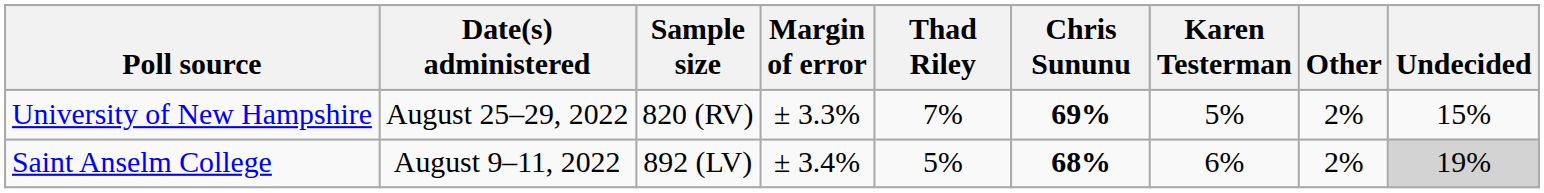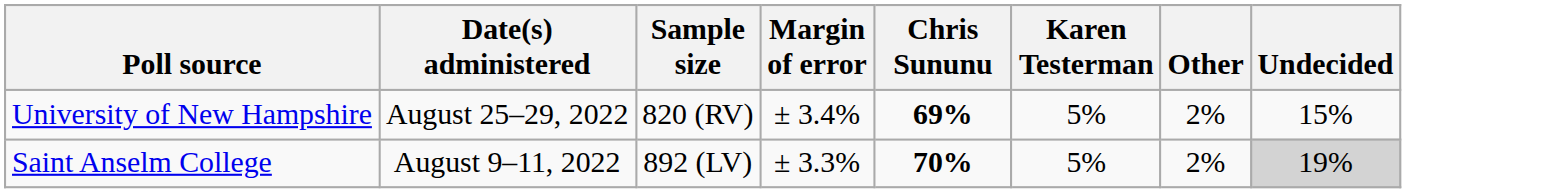- column: (943, 47)
(817, 113) ± 3.3% -> (817, 113) ± 3.4%
(817, 162) ± 3.4% -> (817, 162) ± 3.3%
(1081, 162) 68% -> (943, 162) 70%
(1224, 162) 6% -> (1086, 162) 5%
